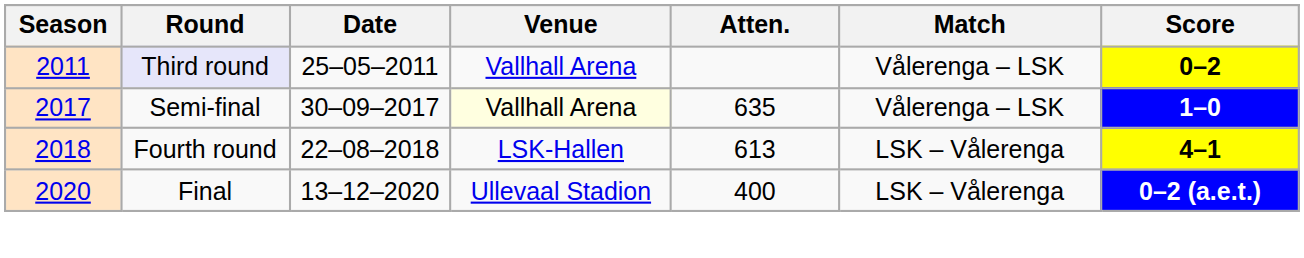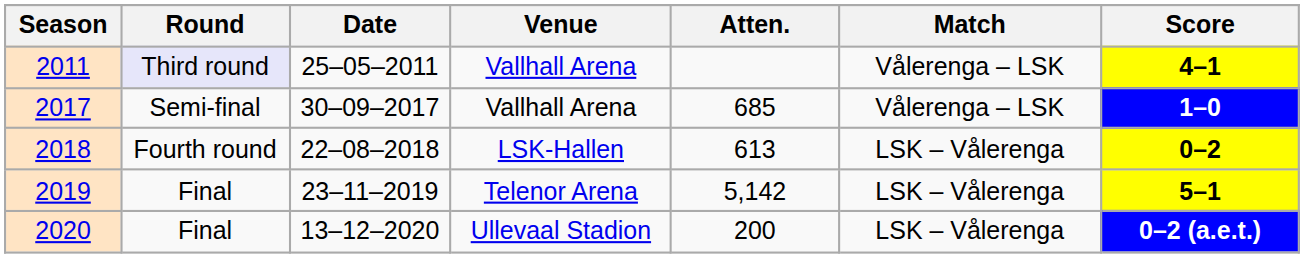(1200, 67) 0–2 -> (1200, 67) 4–1
(561, 108) lightyellow background -> (561, 108) no background
(755, 108) 635 -> (755, 108) 685
(1200, 149) 4–1 -> (1200, 149) 0–2
+ row: (63, 190)
(755, 190) 400 -> (755, 231) 200
